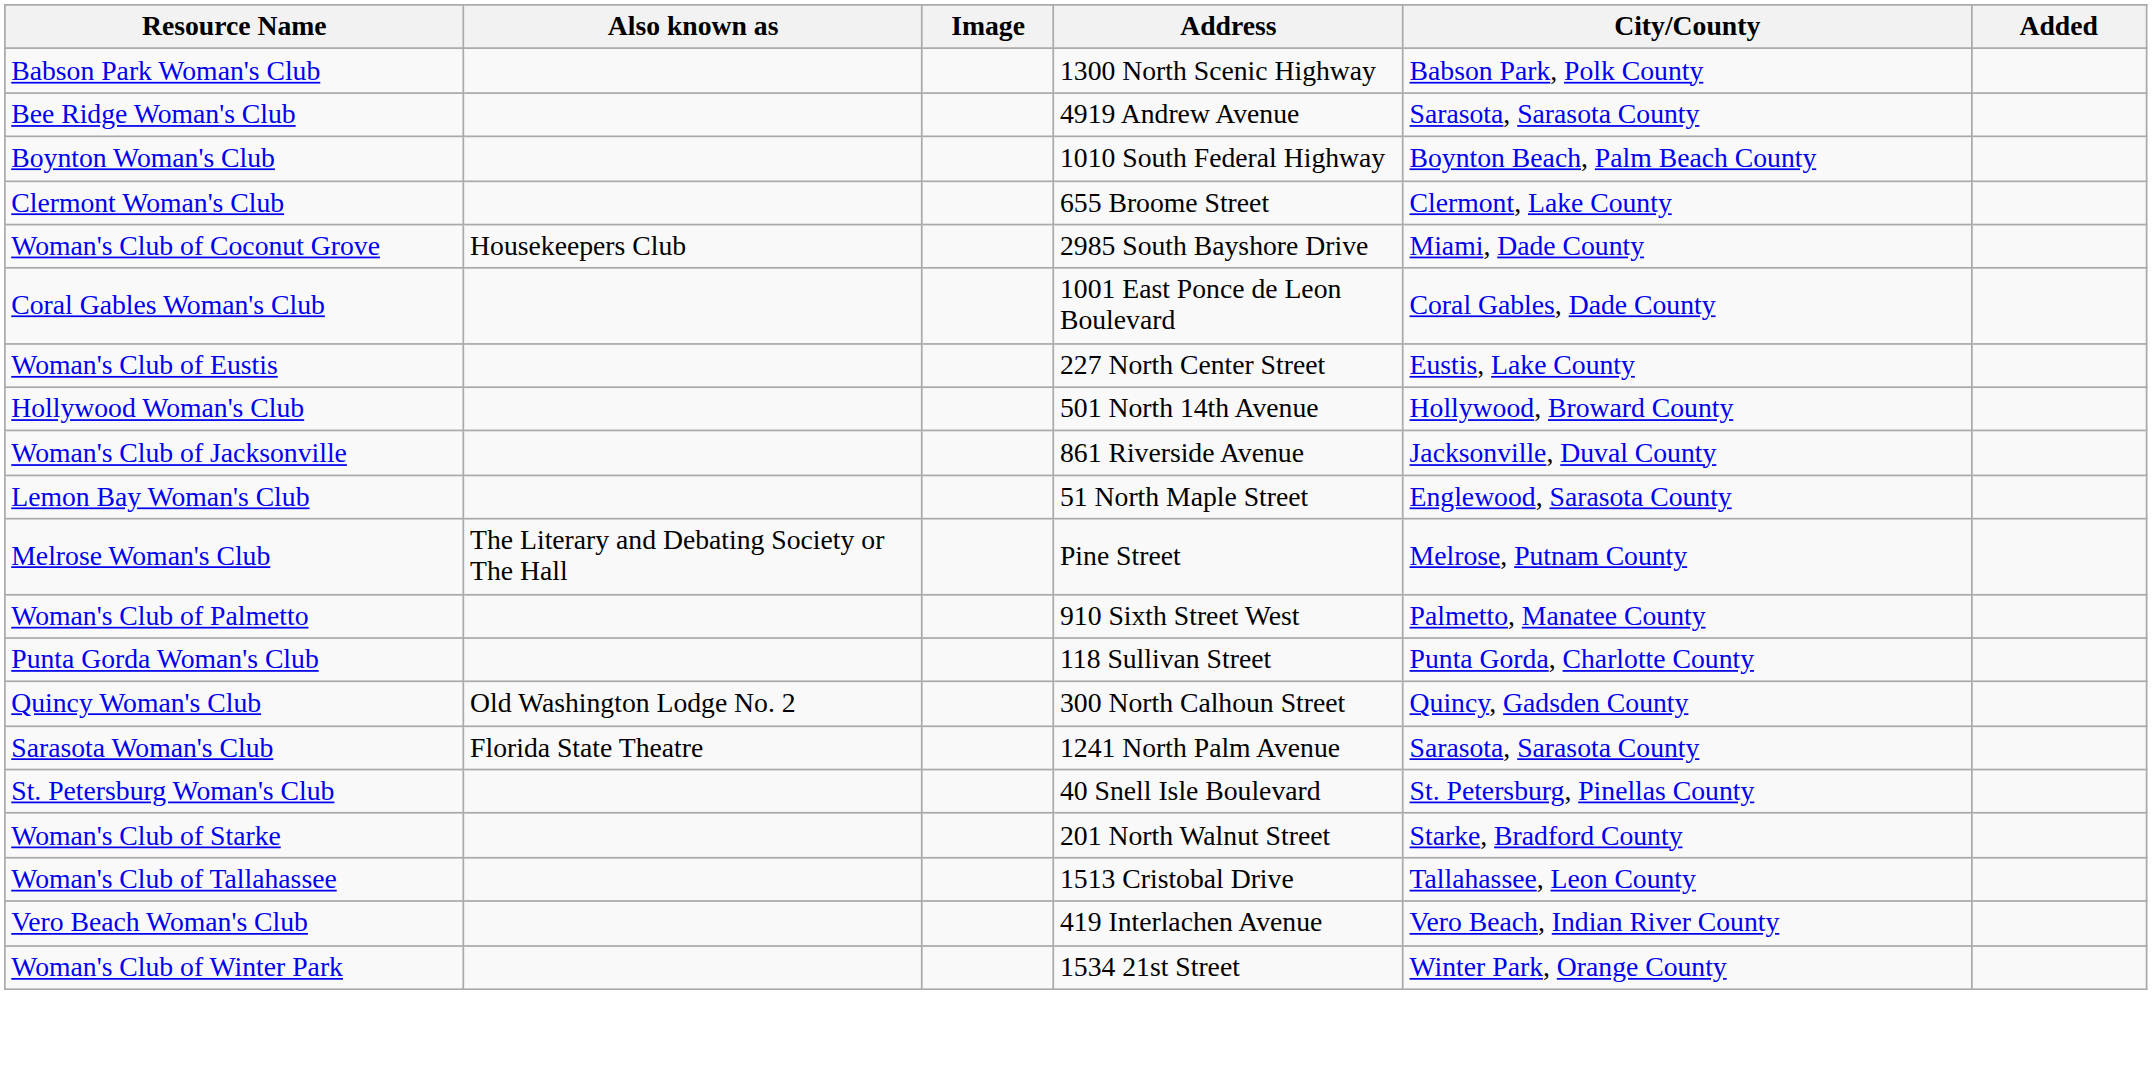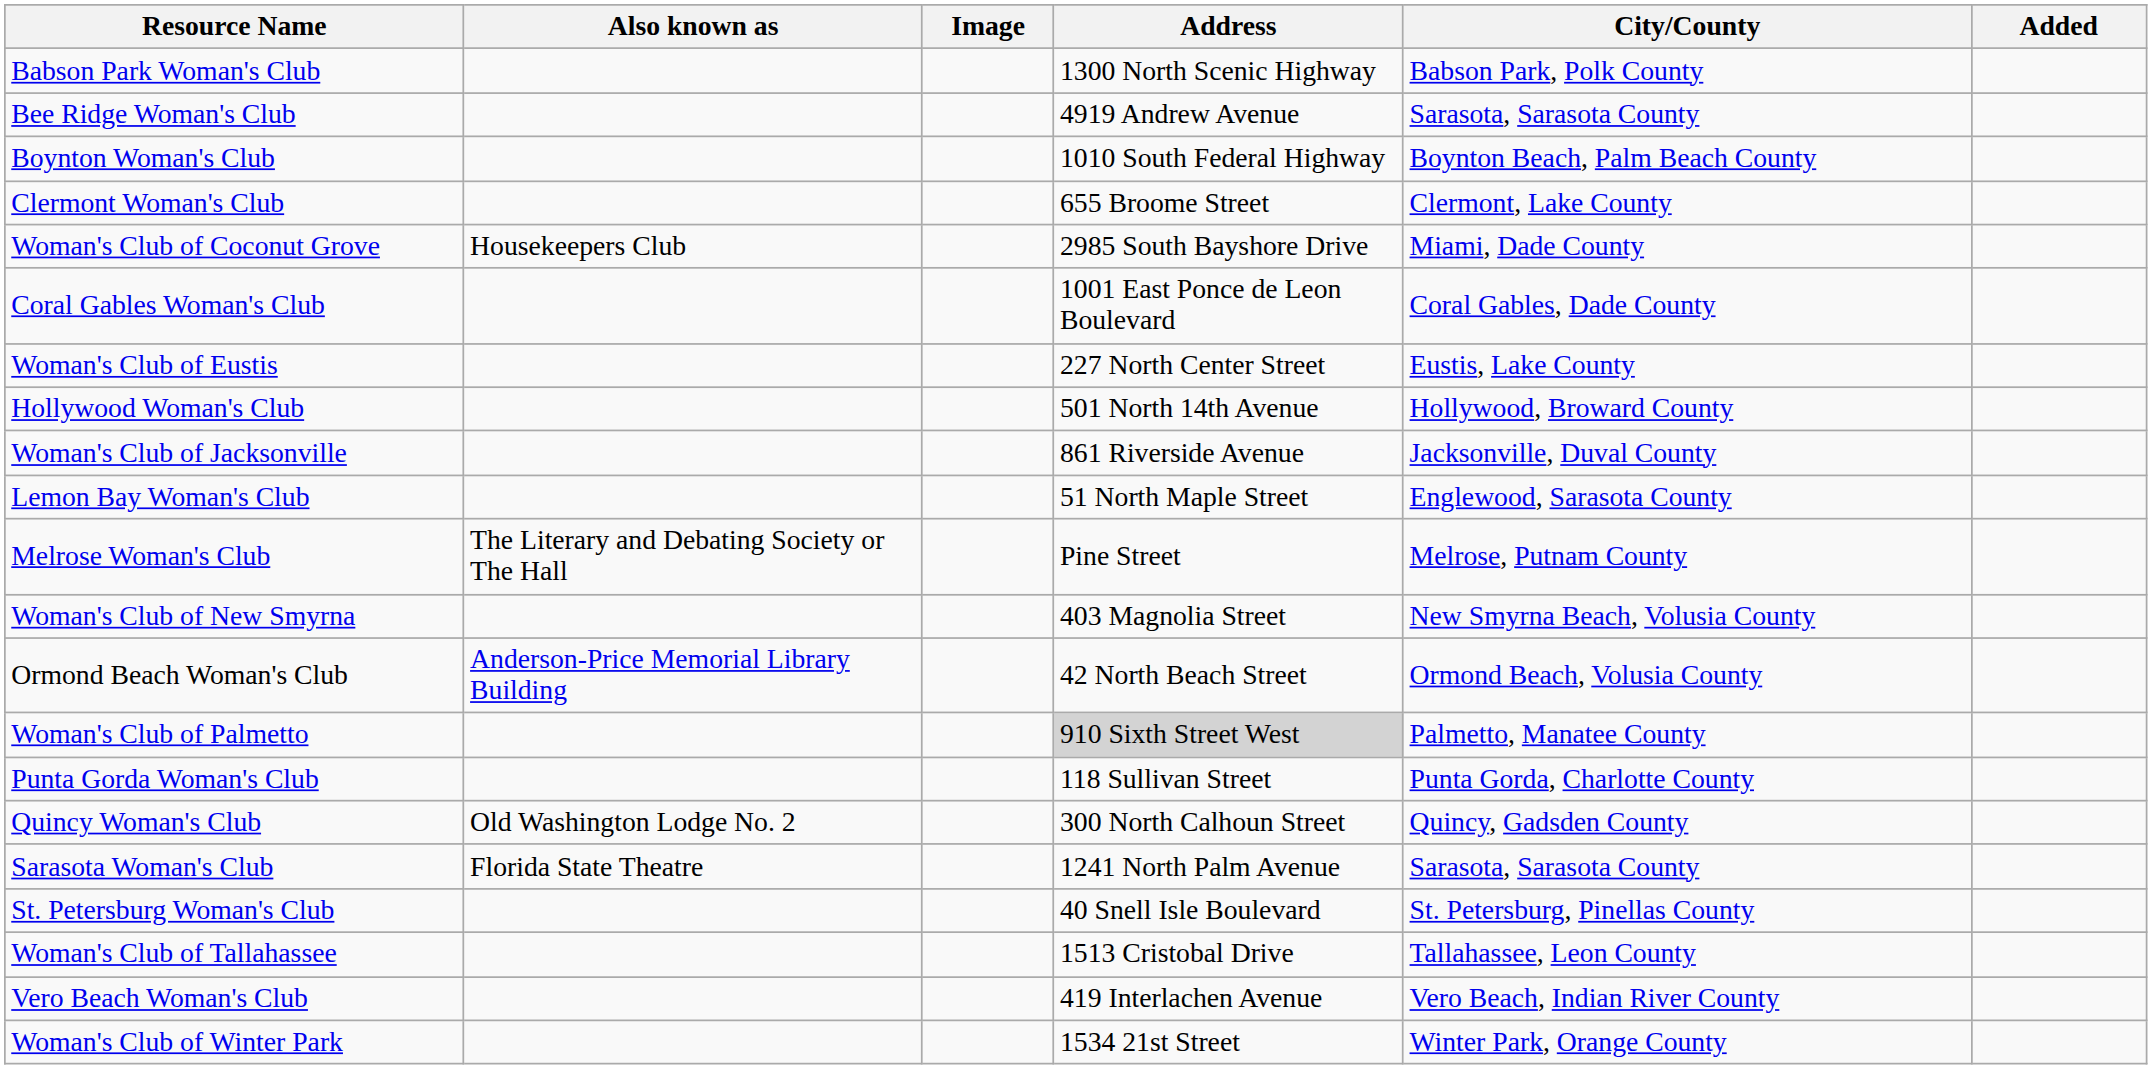+ row: (183, 615)
+ row: (180, 674)
(1180, 615) no background -> (1180, 734) lightgrey background
- row: (146, 835)
